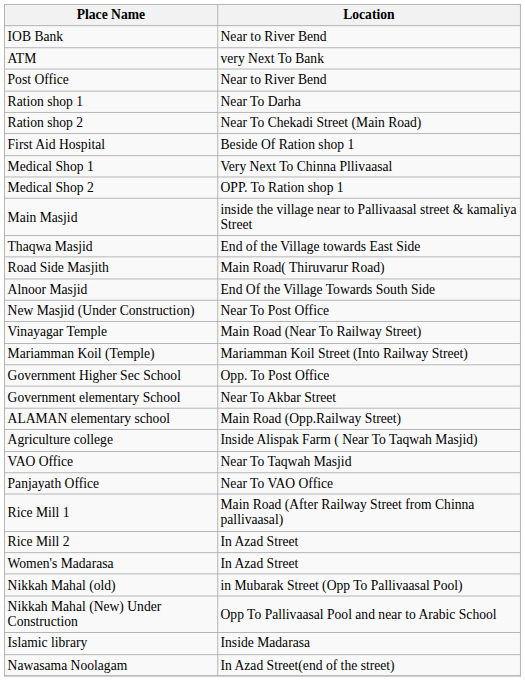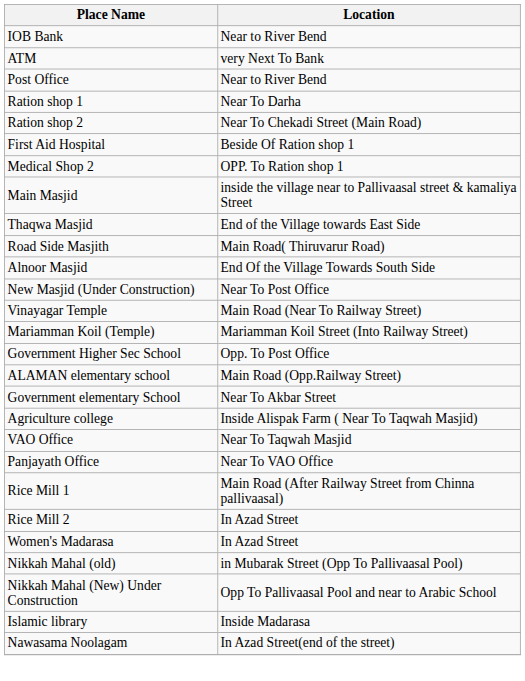- row: (51, 166)
rows swapped: (94, 397) <-> (89, 418)
